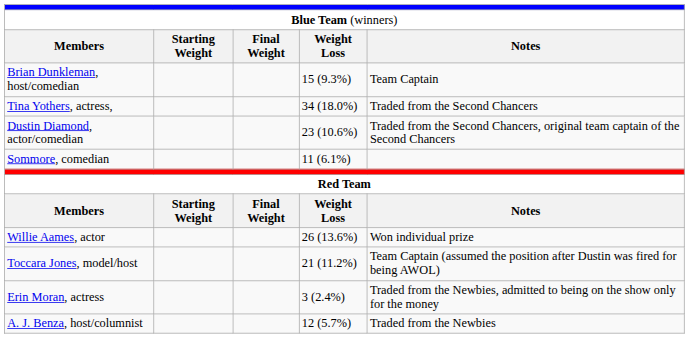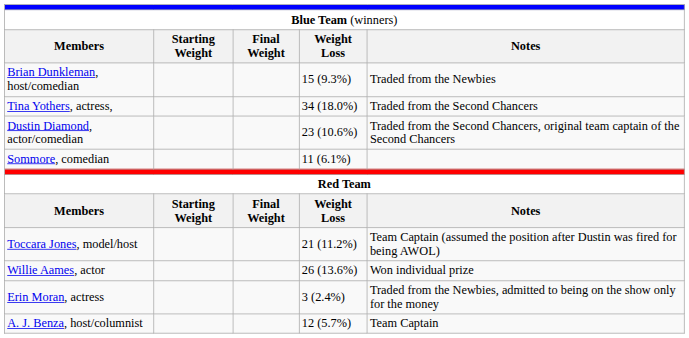(404, 79) Team Captain -> (433, 79) Traded from the Newbies
rows swapped: (72, 263) <-> (56, 237)
(433, 323) Traded from the Newbies -> (404, 323) Team Captain
